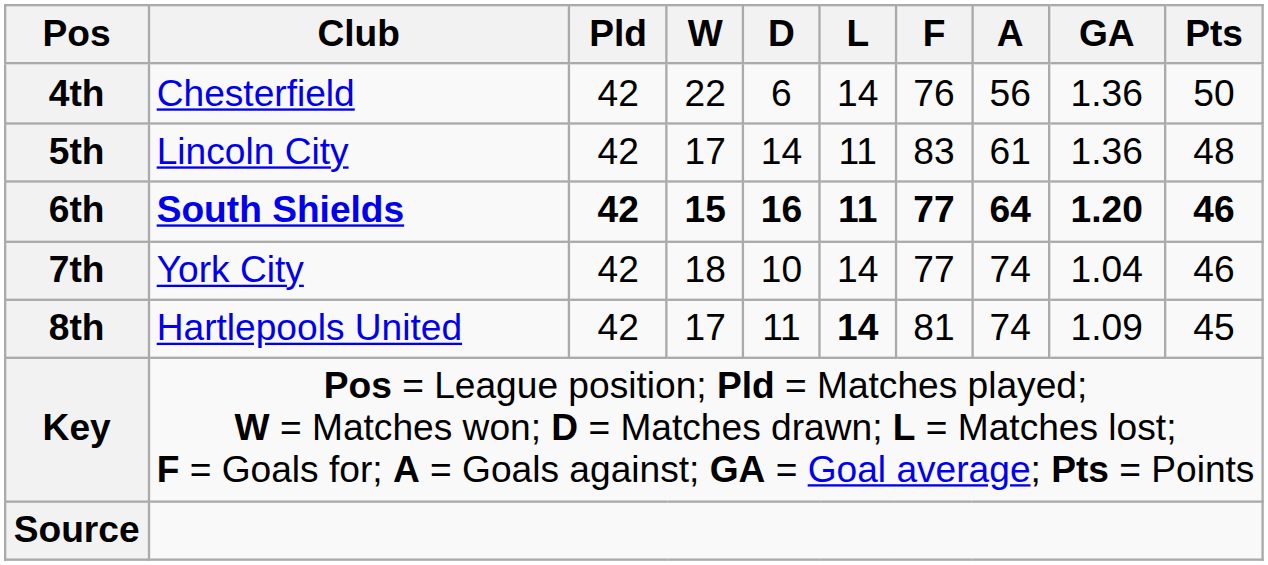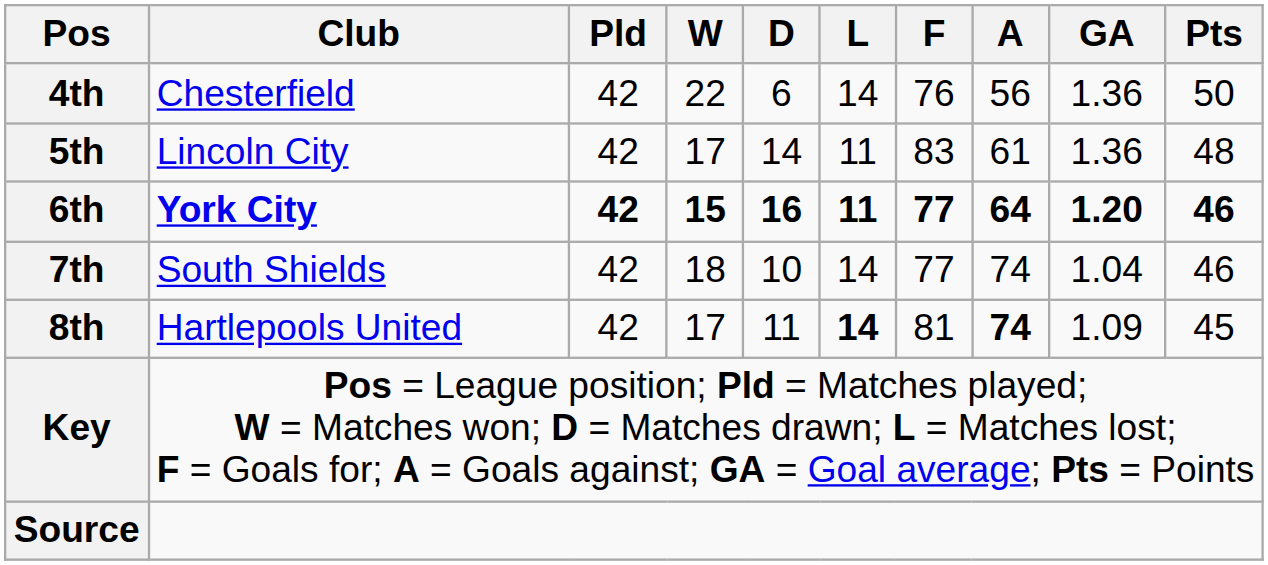(280, 210) South Shields -> (237, 210) York City
(230, 269) York City -> (271, 269) South Shields
(1010, 328) normal -> (1010, 328) bold
